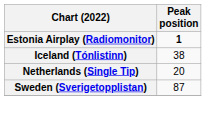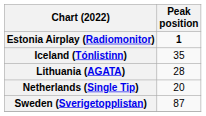(179, 55) 38 -> (179, 55) 35
+ row: (81, 71)
